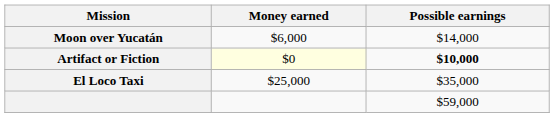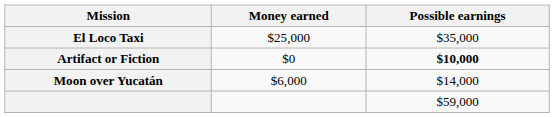rows swapped: (108, 80) <-> (108, 37)
(289, 58) lightyellow background -> (289, 58) no background
